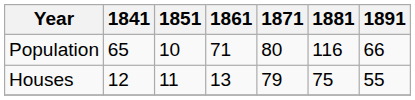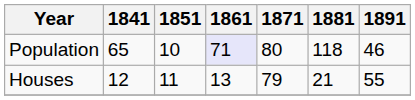(221, 49) no background -> (221, 49) lavender background
(327, 49) 116 -> (327, 49) 118
(374, 49) 66 -> (374, 49) 46
(323, 79) 75 -> (323, 79) 21
